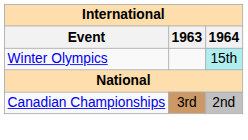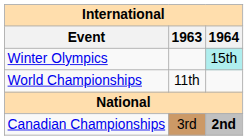+ row: (75, 80)
(224, 102) normal -> (224, 124) bold
